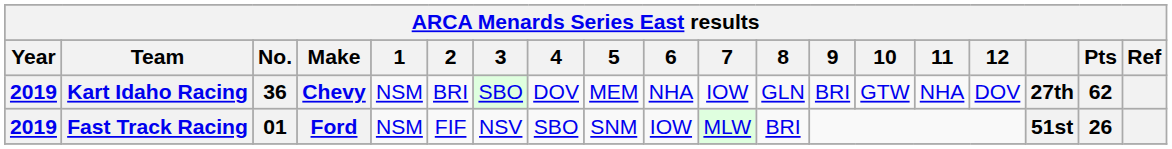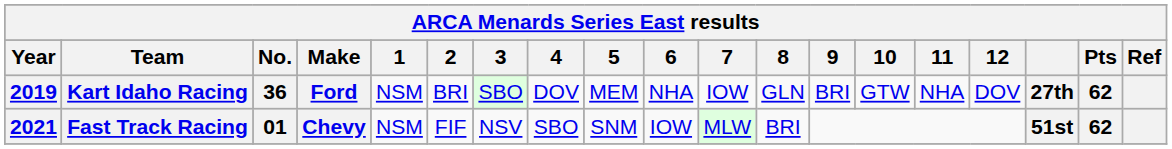(334, 92) Chevy -> (334, 92) Ford
(33, 127) 2019 -> (33, 127) 2021
(334, 127) Ford -> (334, 127) Chevy
(1101, 127) 26 -> (1101, 127) 62
